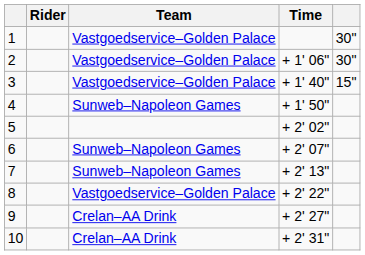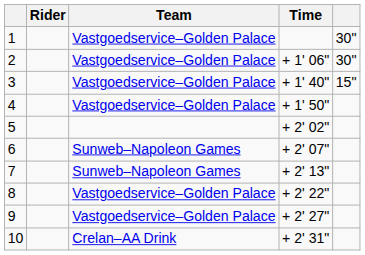(156, 104) Sunweb–Napoleon Games -> (174, 104) Vastgoedservice–Golden Palace
(124, 216) Crelan–AA Drink -> (174, 216) Vastgoedservice–Golden Palace
